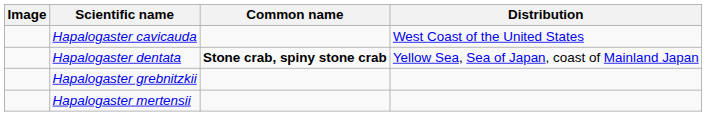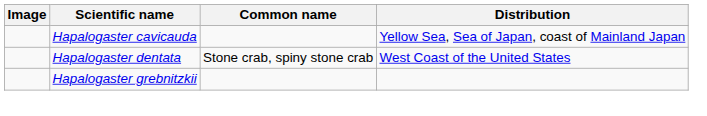(488, 36) West Coast of the United States -> (532, 36) Yellow Sea, Sea of Japan, coast of Mainland Japan
(295, 57) bold -> (288, 57) normal
(546, 57) Yellow Sea, Sea of Japan, coast of Mainland Japan -> (475, 57) West Coast of the United States
- row: (122, 100)
